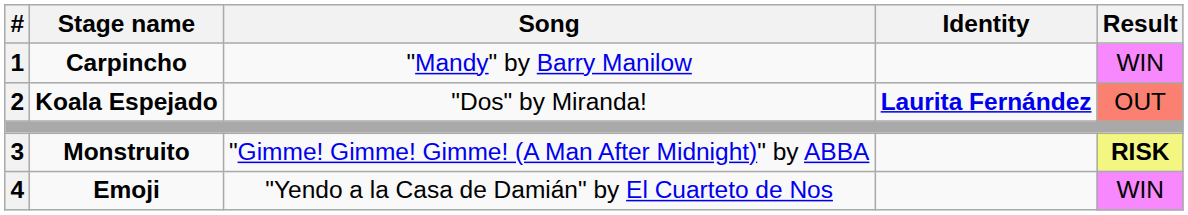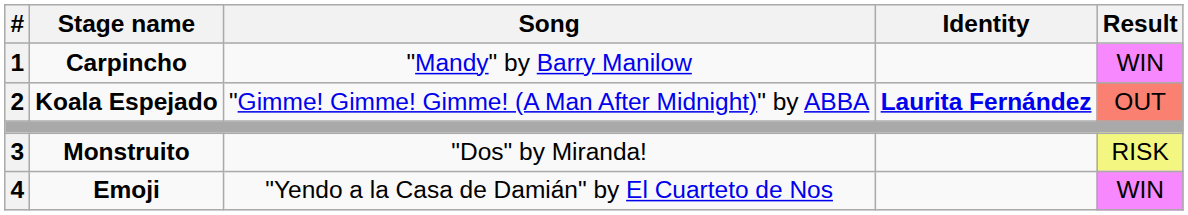(549, 101) "Dos" by Miranda! -> (549, 101) "Gimme! Gimme! Gimme! (A Man After Midnight)" by ABBA
(549, 151) "Gimme! Gimme! Gimme! (A Man After Midnight)" by ABBA -> (549, 151) "Dos" by Miranda!
(1140, 151) bold -> (1140, 151) normal
